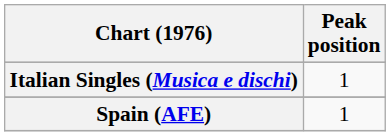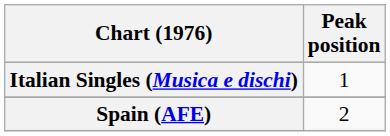(344, 113) 1 -> (344, 113) 2
